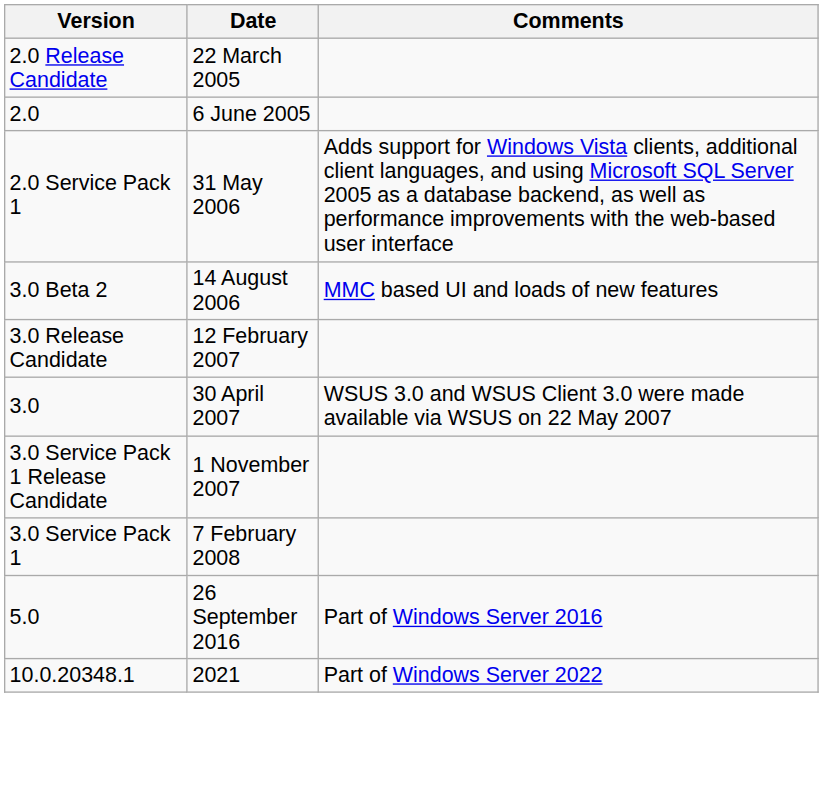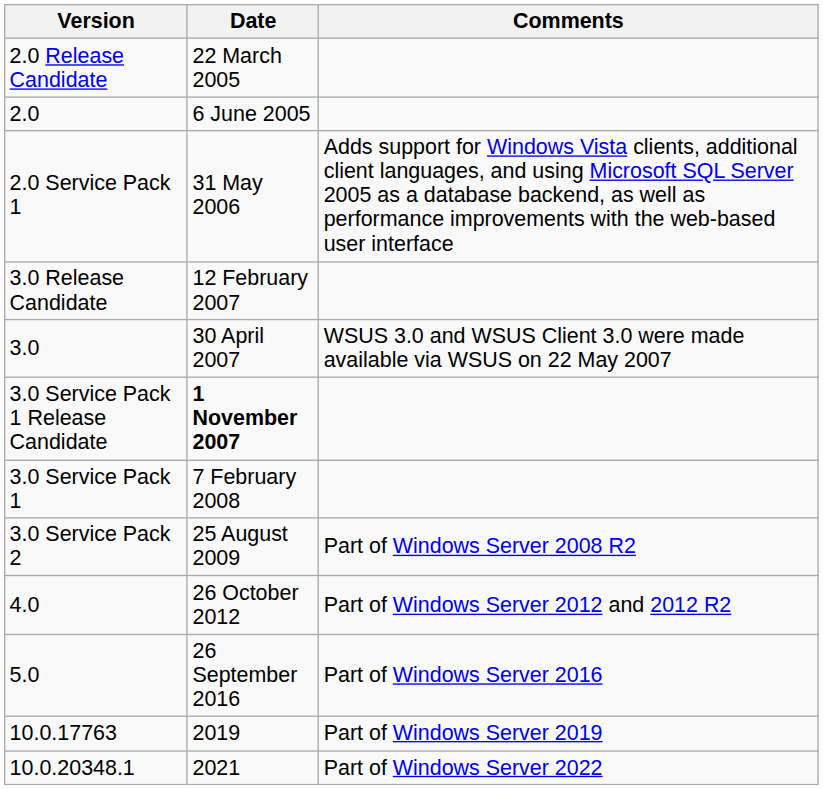- row: (58, 290)
(251, 476) normal -> (245, 418) bold
+ row: (90, 546)
+ row: (25, 604)
+ row: (63, 733)
